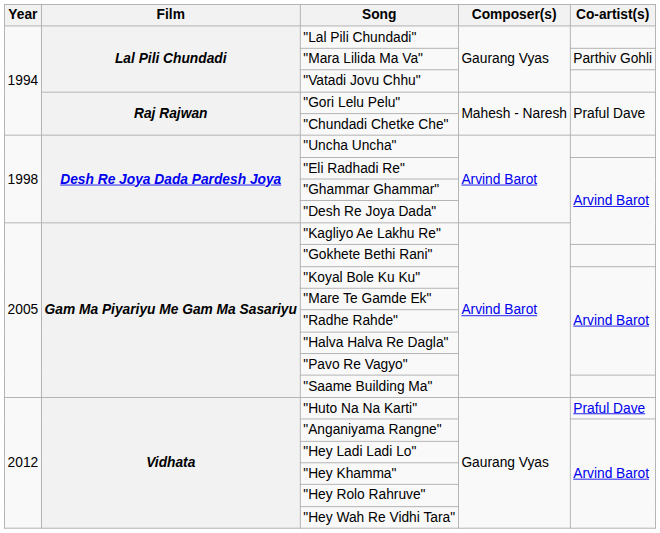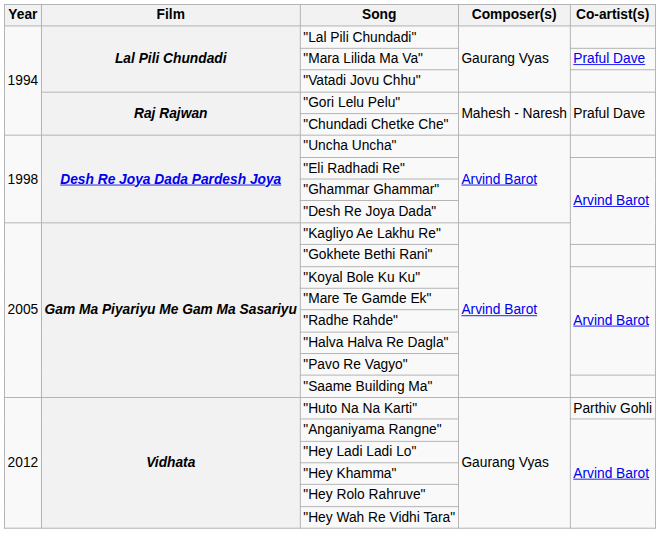(613, 59) Parthiv Gohli -> (609, 59) Praful Dave
(609, 408) Praful Dave -> (613, 408) Parthiv Gohli
